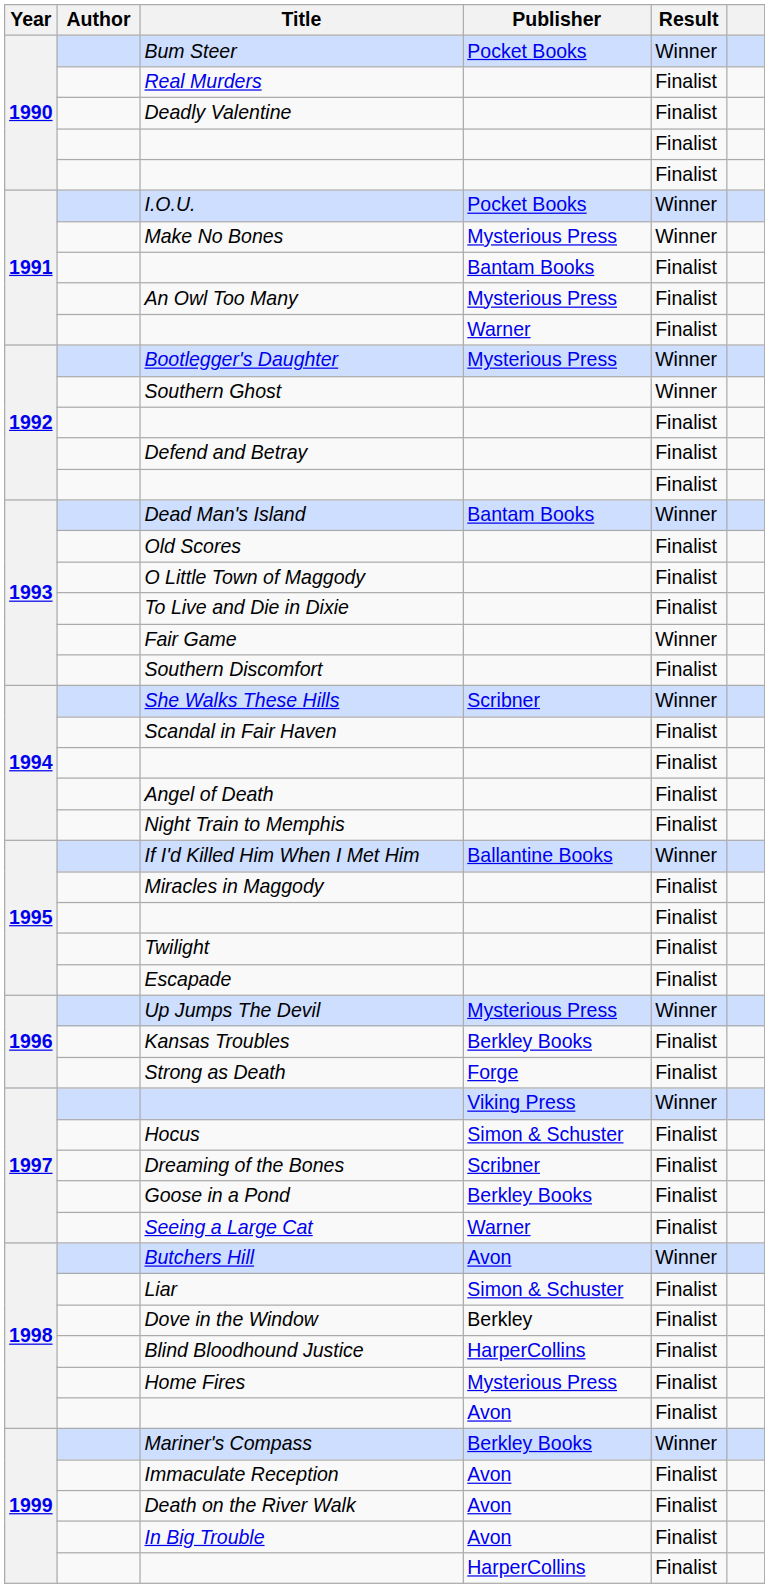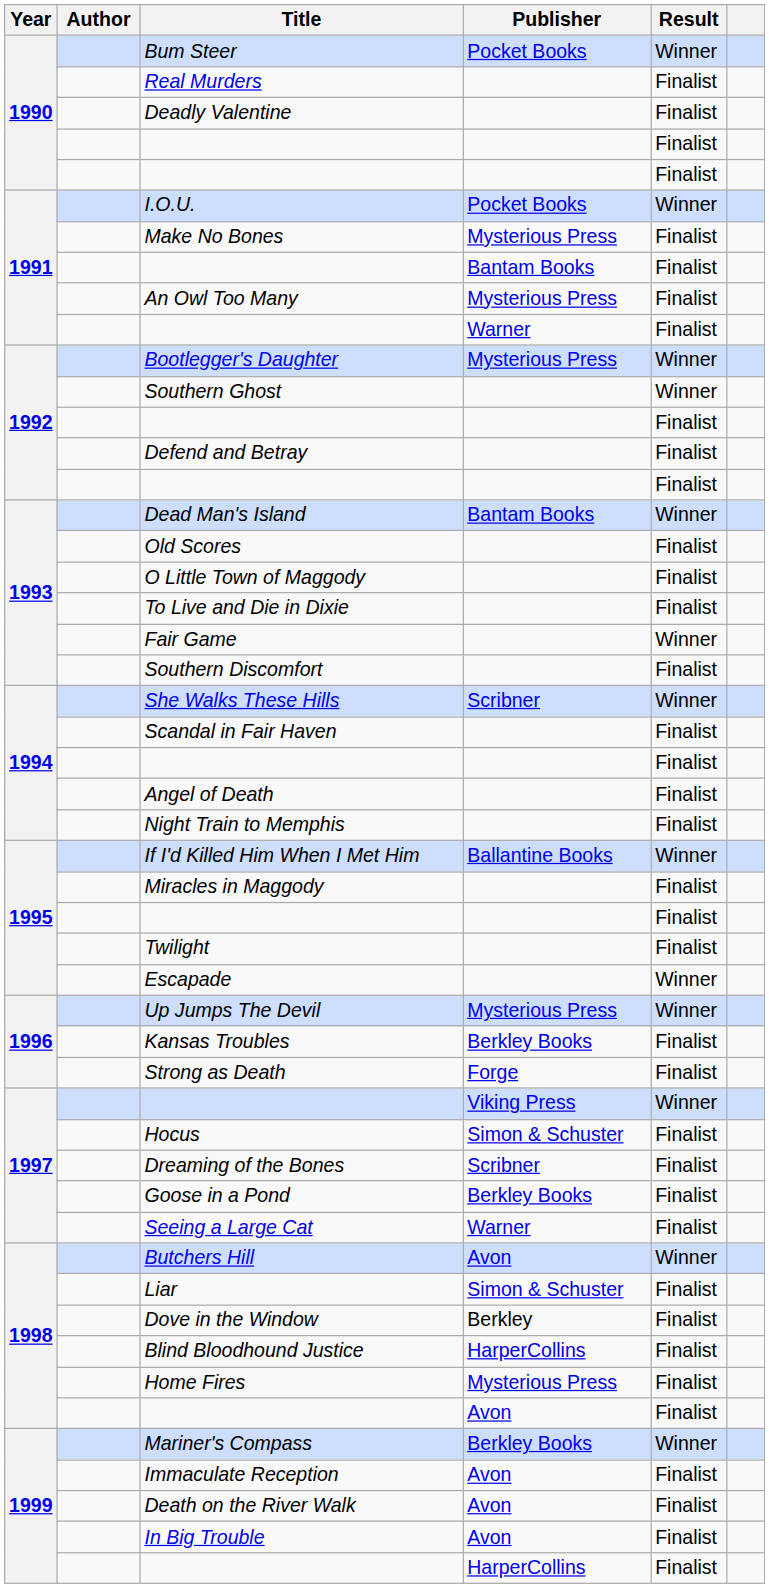(686, 236) Winner -> (686, 236) Finalist
(686, 979) Finalist -> (686, 979) Winner
